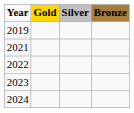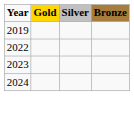- row: (18, 47)
